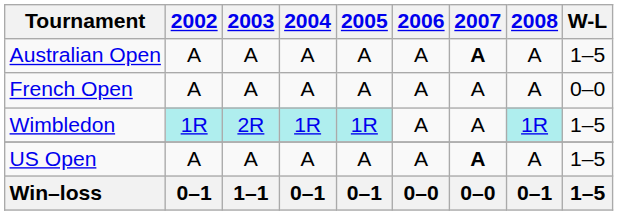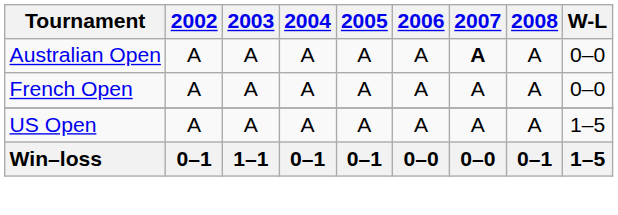(588, 55) 1–5 -> (588, 55) 0–0
- row: (62, 123)
(478, 158) bold -> (478, 123) normal
